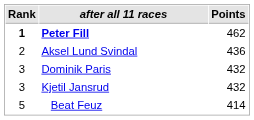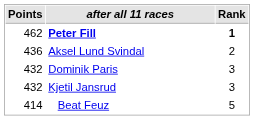columns swapped: (22, 14) <-> (228, 14)
